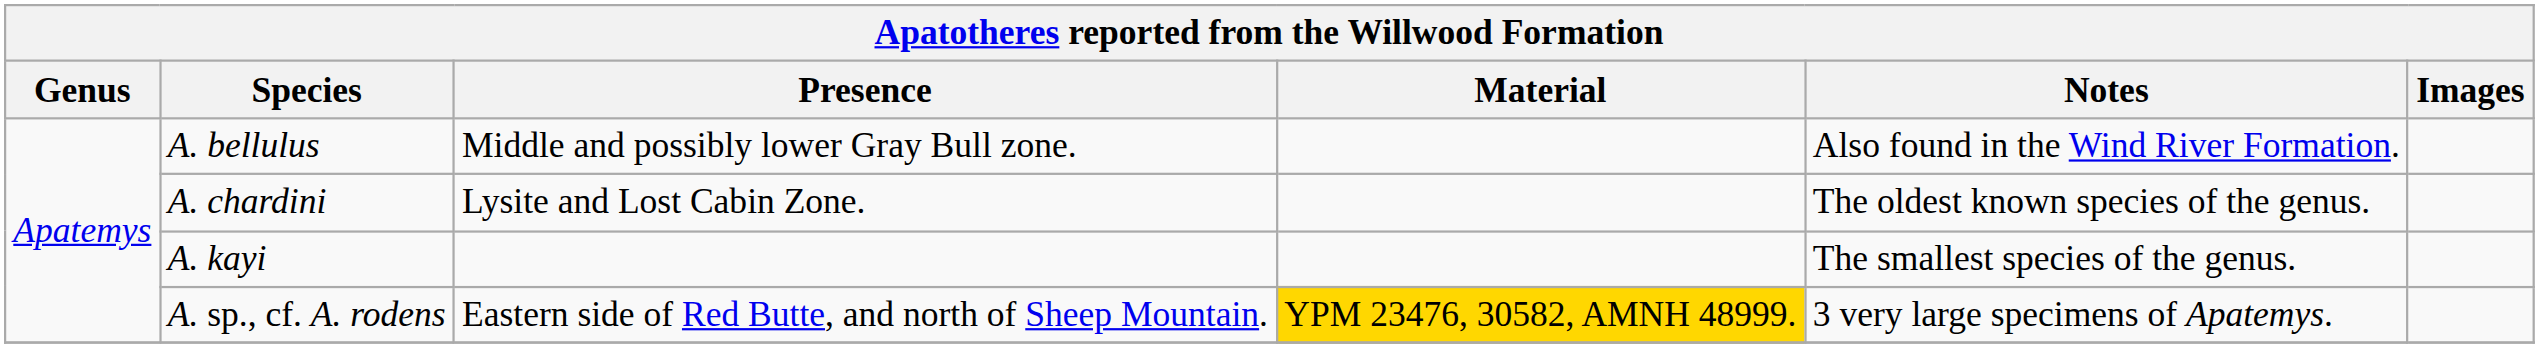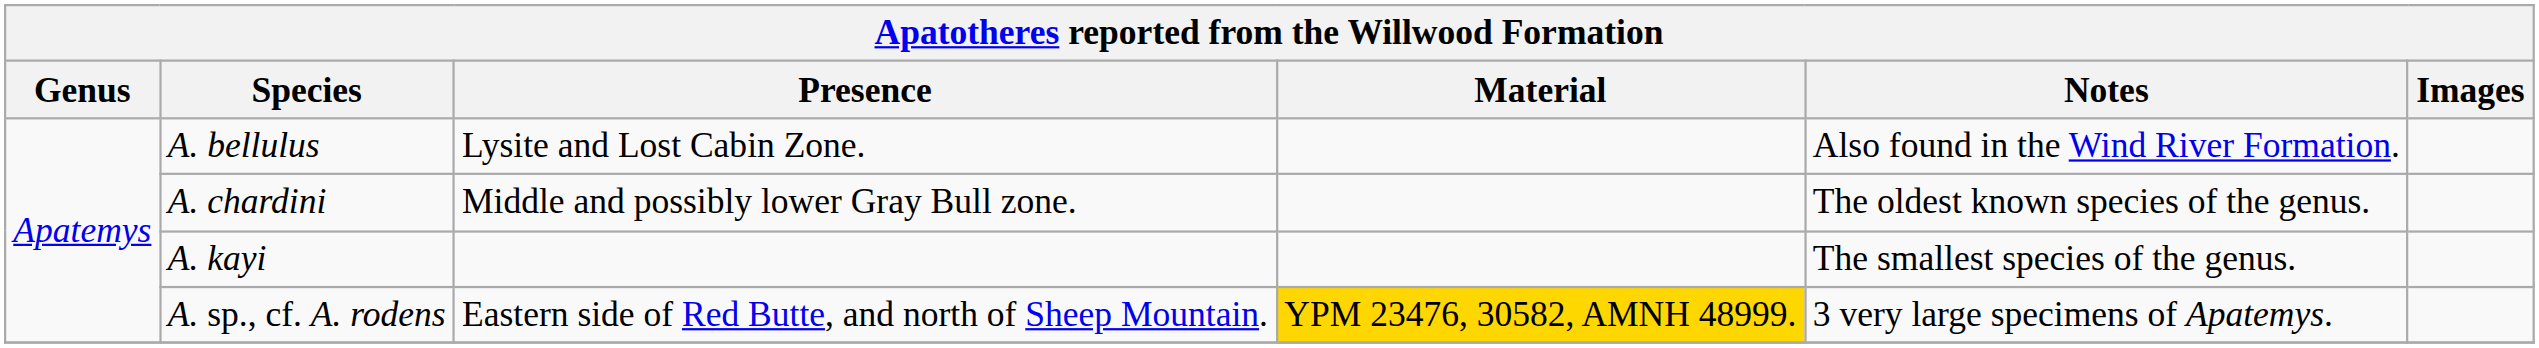(769, 145) Middle and possibly lower Gray Bull zone. -> (664, 145) Lysite and Lost Cabin Zone.
(664, 201) Lysite and Lost Cabin Zone. -> (769, 201) Middle and possibly lower Gray Bull zone.
